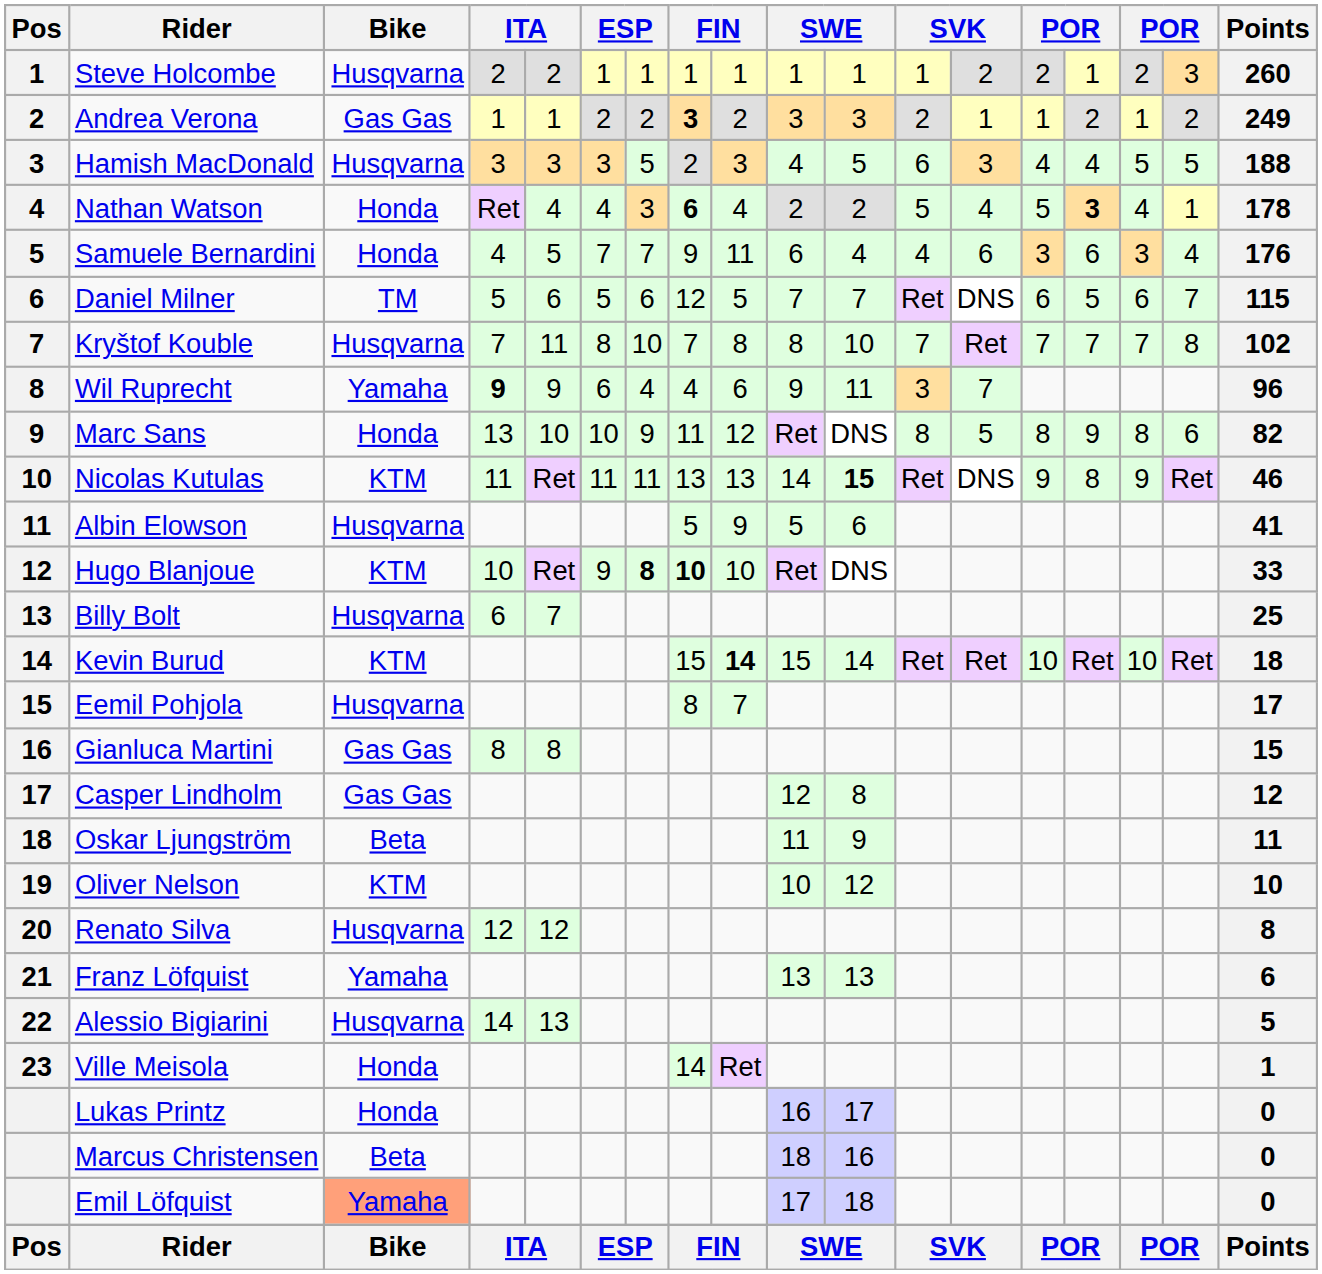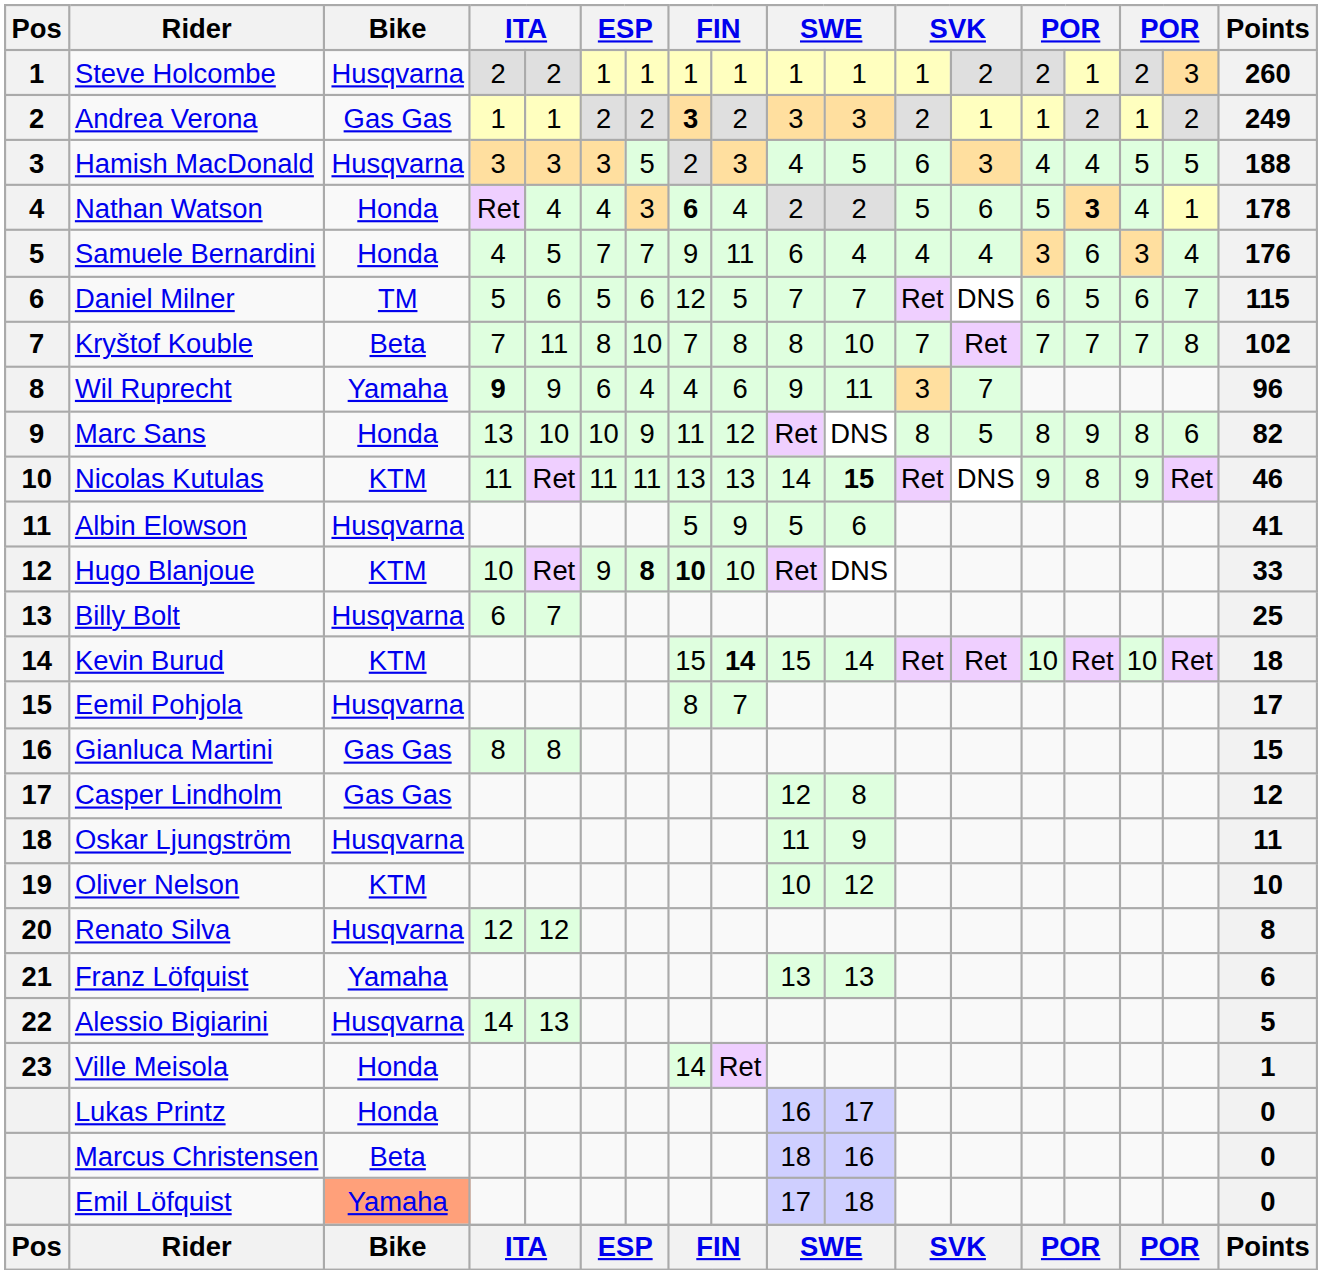(986, 208) 4 -> (986, 208) 6
(986, 253) 6 -> (986, 253) 4
(398, 343) Husqvarna -> (398, 343) Beta
(398, 840) Beta -> (398, 840) Husqvarna
